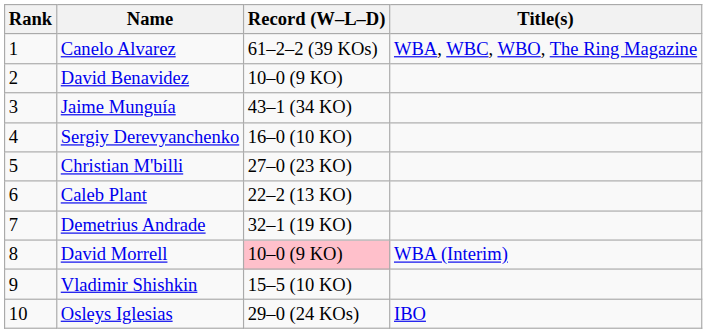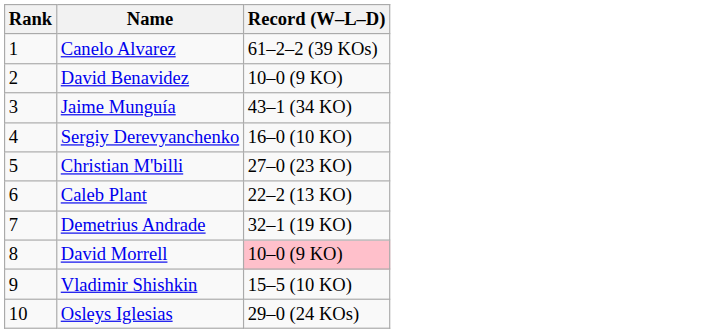- column: (546, 19)
